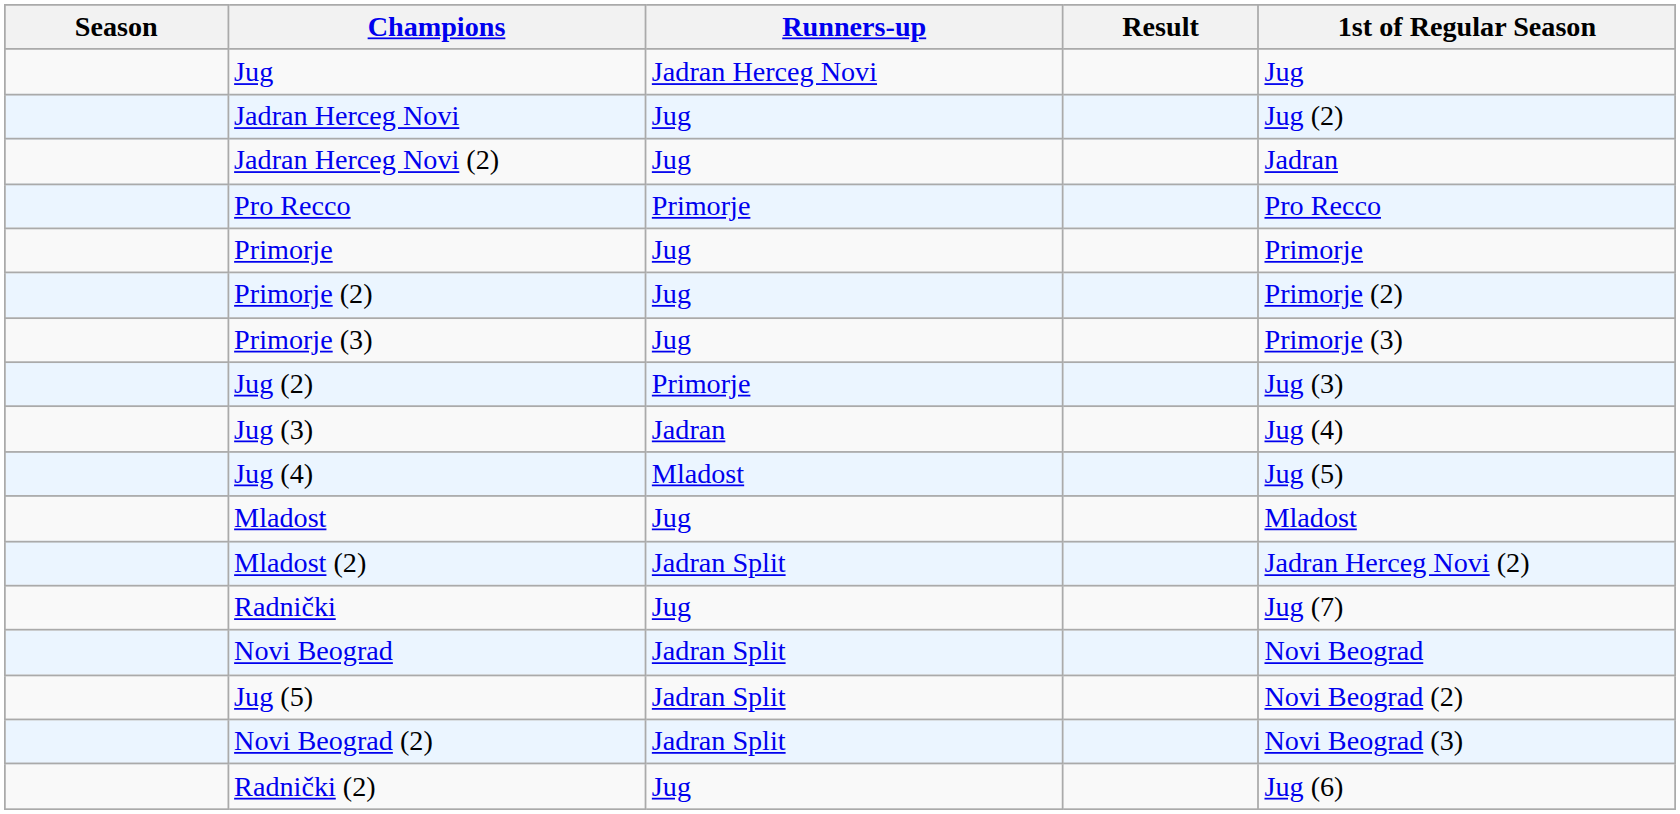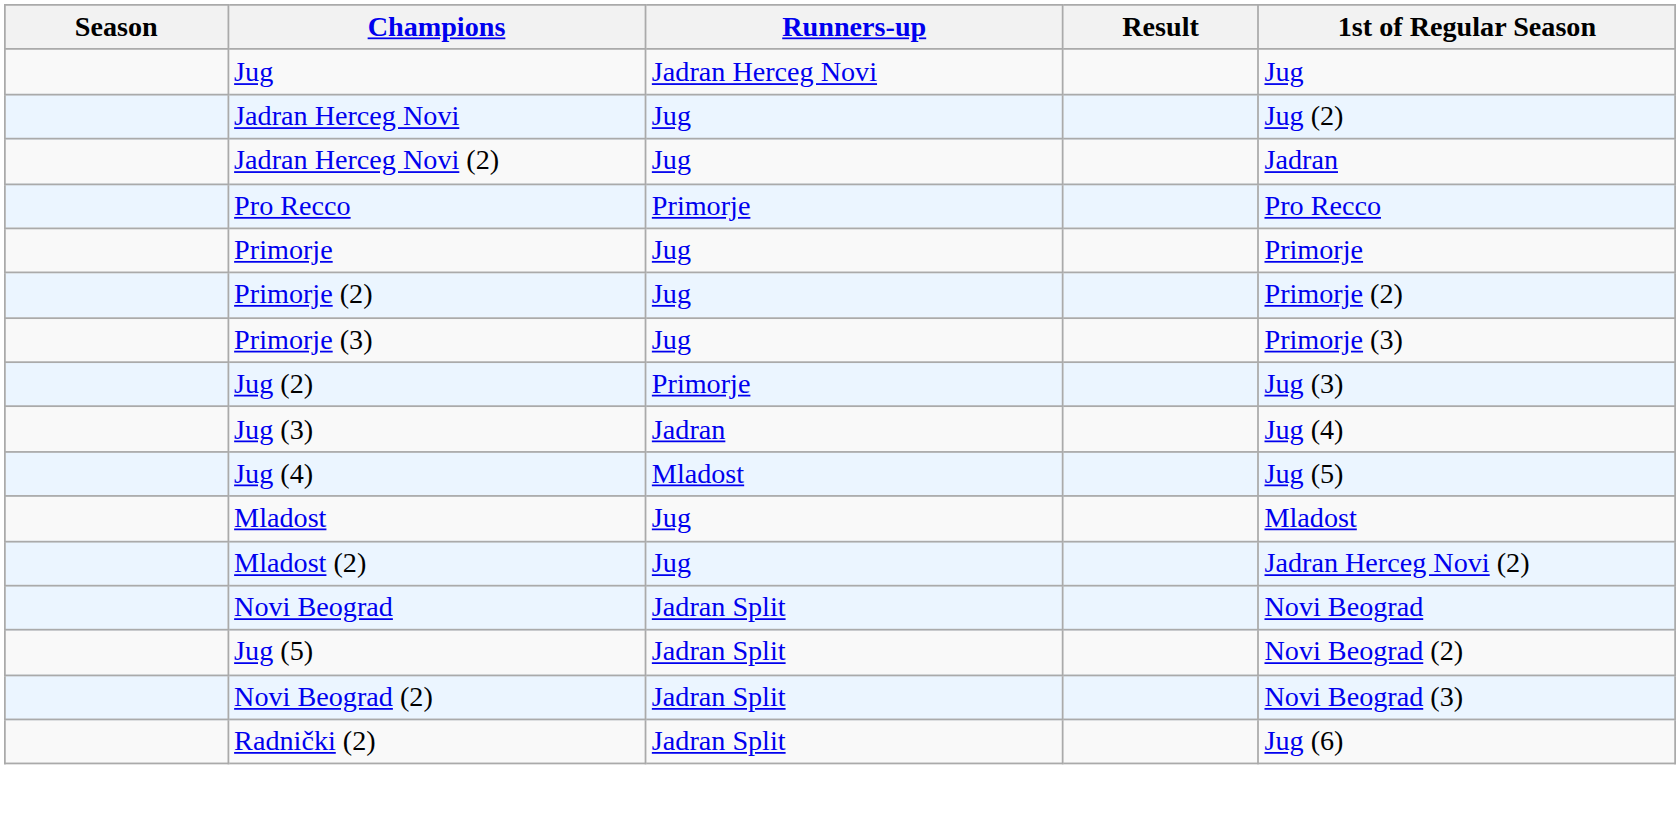(719, 562) Jadran Split -> (671, 562) Jug
- row: (285, 607)
(671, 786) Jug -> (719, 741) Jadran Split
